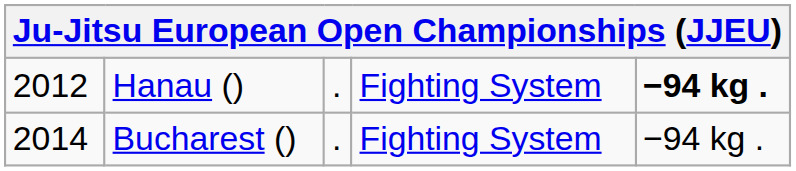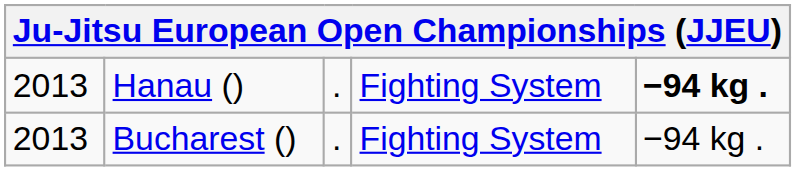(50, 84) 2012 -> (50, 84) 2013
(50, 138) 2014 -> (50, 138) 2013
